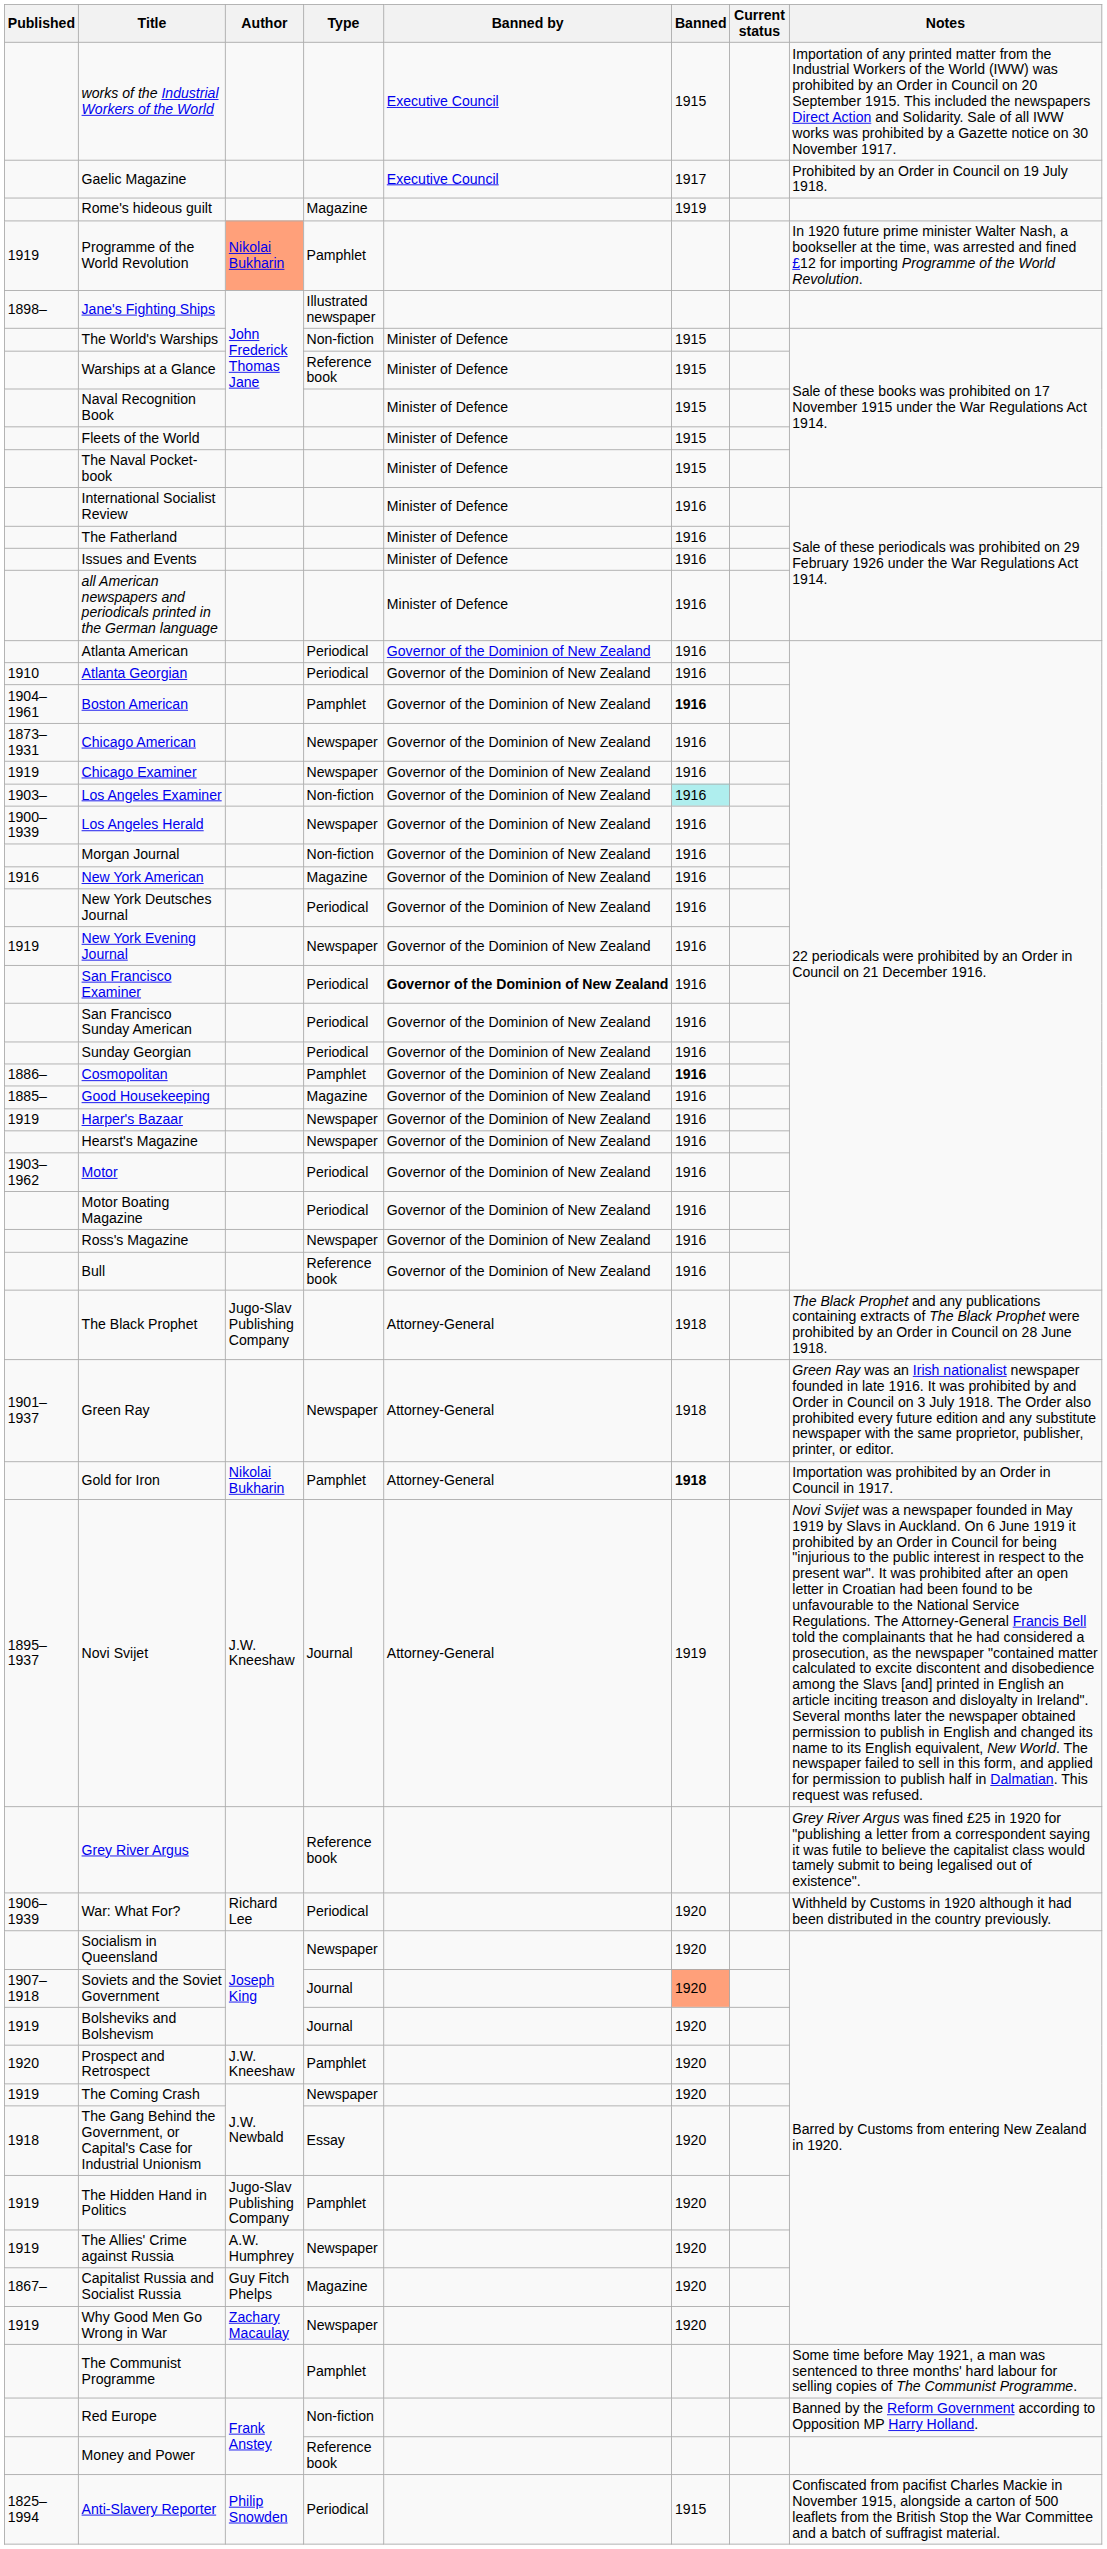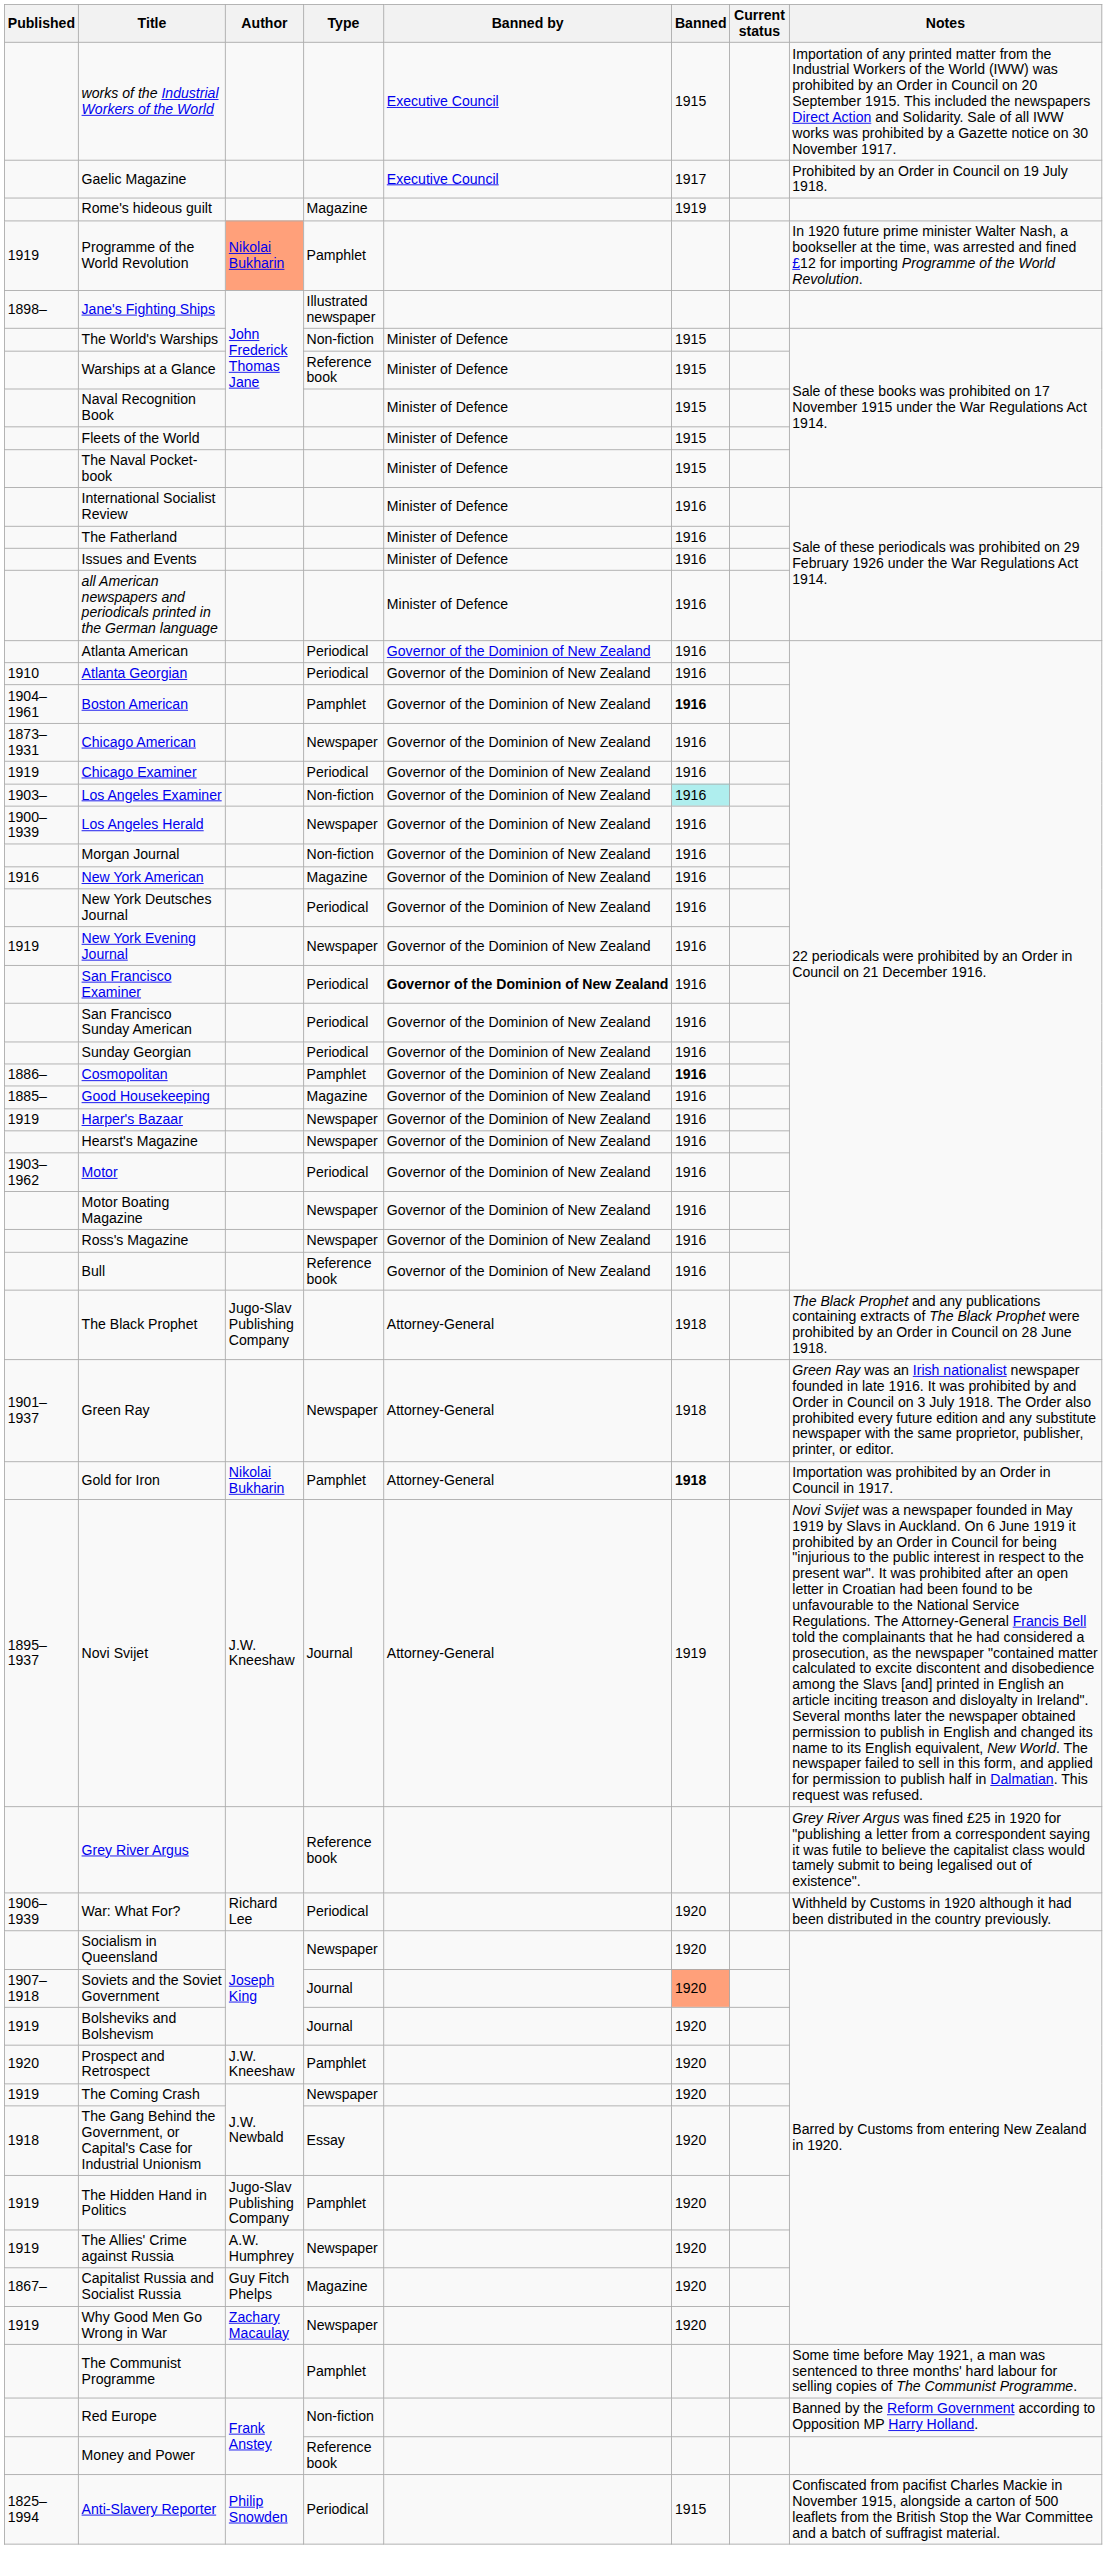(342, 772) Newspaper -> (337, 772) Periodical
(337, 1210) Periodical -> (342, 1210) Newspaper
